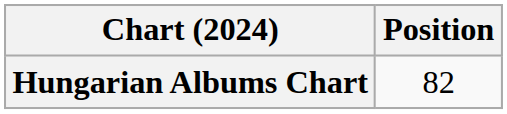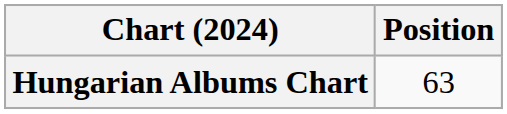(439, 81) 82 -> (439, 81) 63
